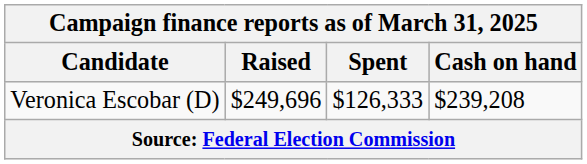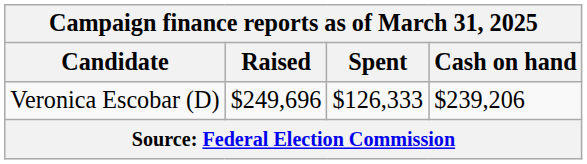(480, 100) $239,208 -> (480, 100) $239,206
